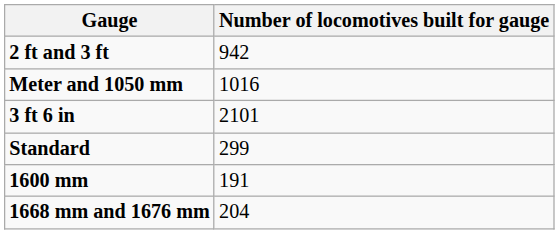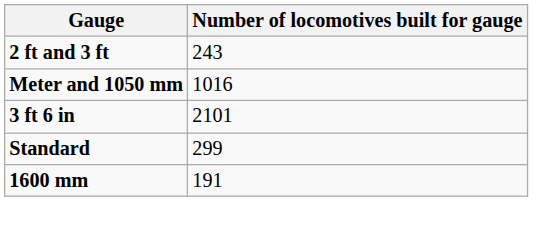(234, 52) 942 -> (207, 52) 243
- row: (110, 212)
